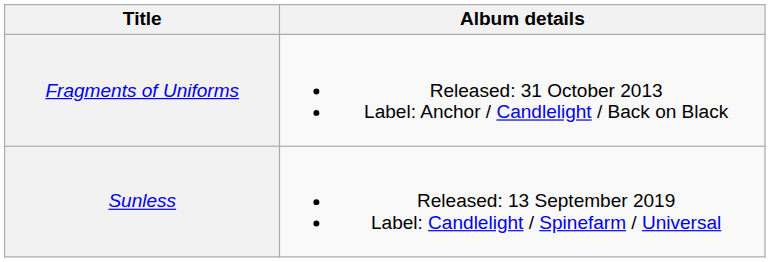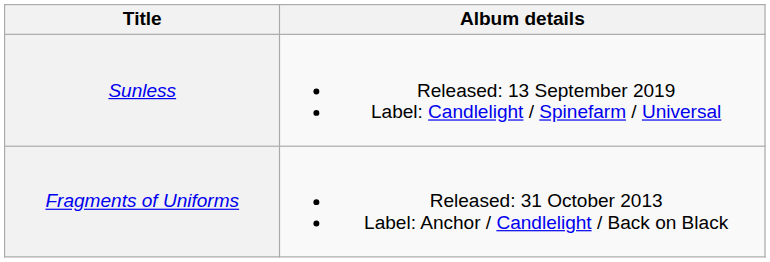rows swapped: (142, 90) <-> (142, 201)
